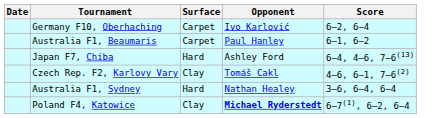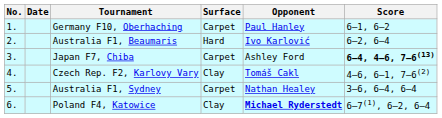+ column: (15, 12)
(257, 26) Ivo Karlović -> (275, 26) Paul Hanley
(348, 26) 6–2, 6–4 -> (368, 26) 6–1, 6–2
(199, 41) Carpet -> (214, 41) Hard
(254, 41) Paul Hanley -> (277, 41) Ivo Karlović
(348, 41) 6–1, 6–2 -> (368, 41) 6–2, 6–4
(193, 57) Hard -> (219, 57) Carpet
(370, 57) normal -> (391, 57) bold
(193, 89) Hard -> (219, 89) Carpet
